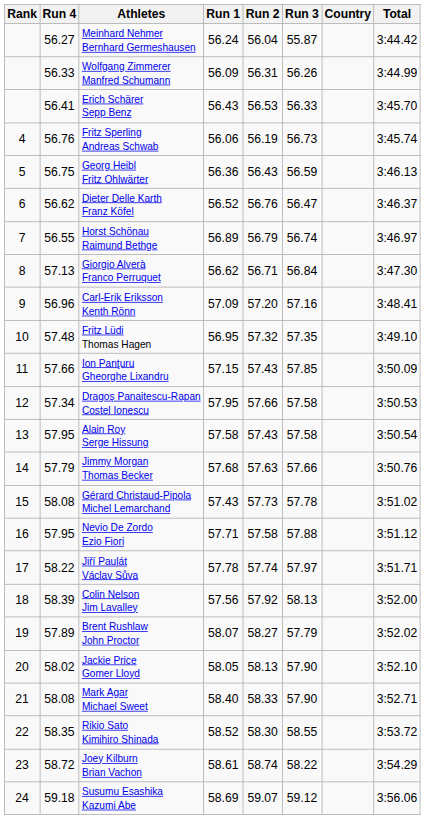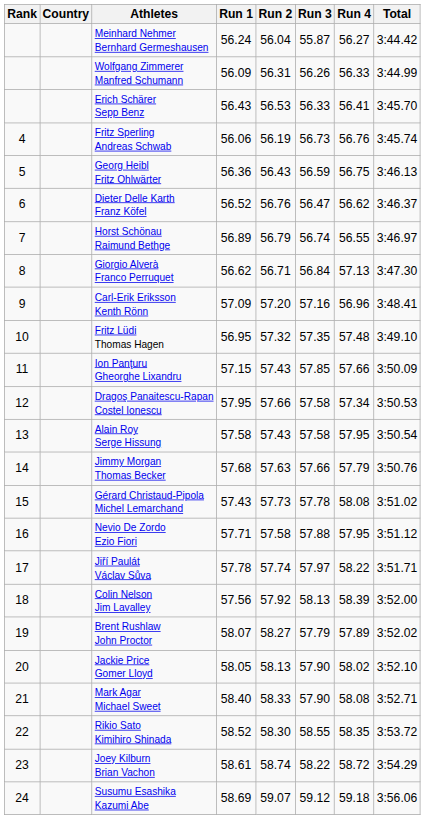columns swapped: (348, 14) <-> (59, 14)
